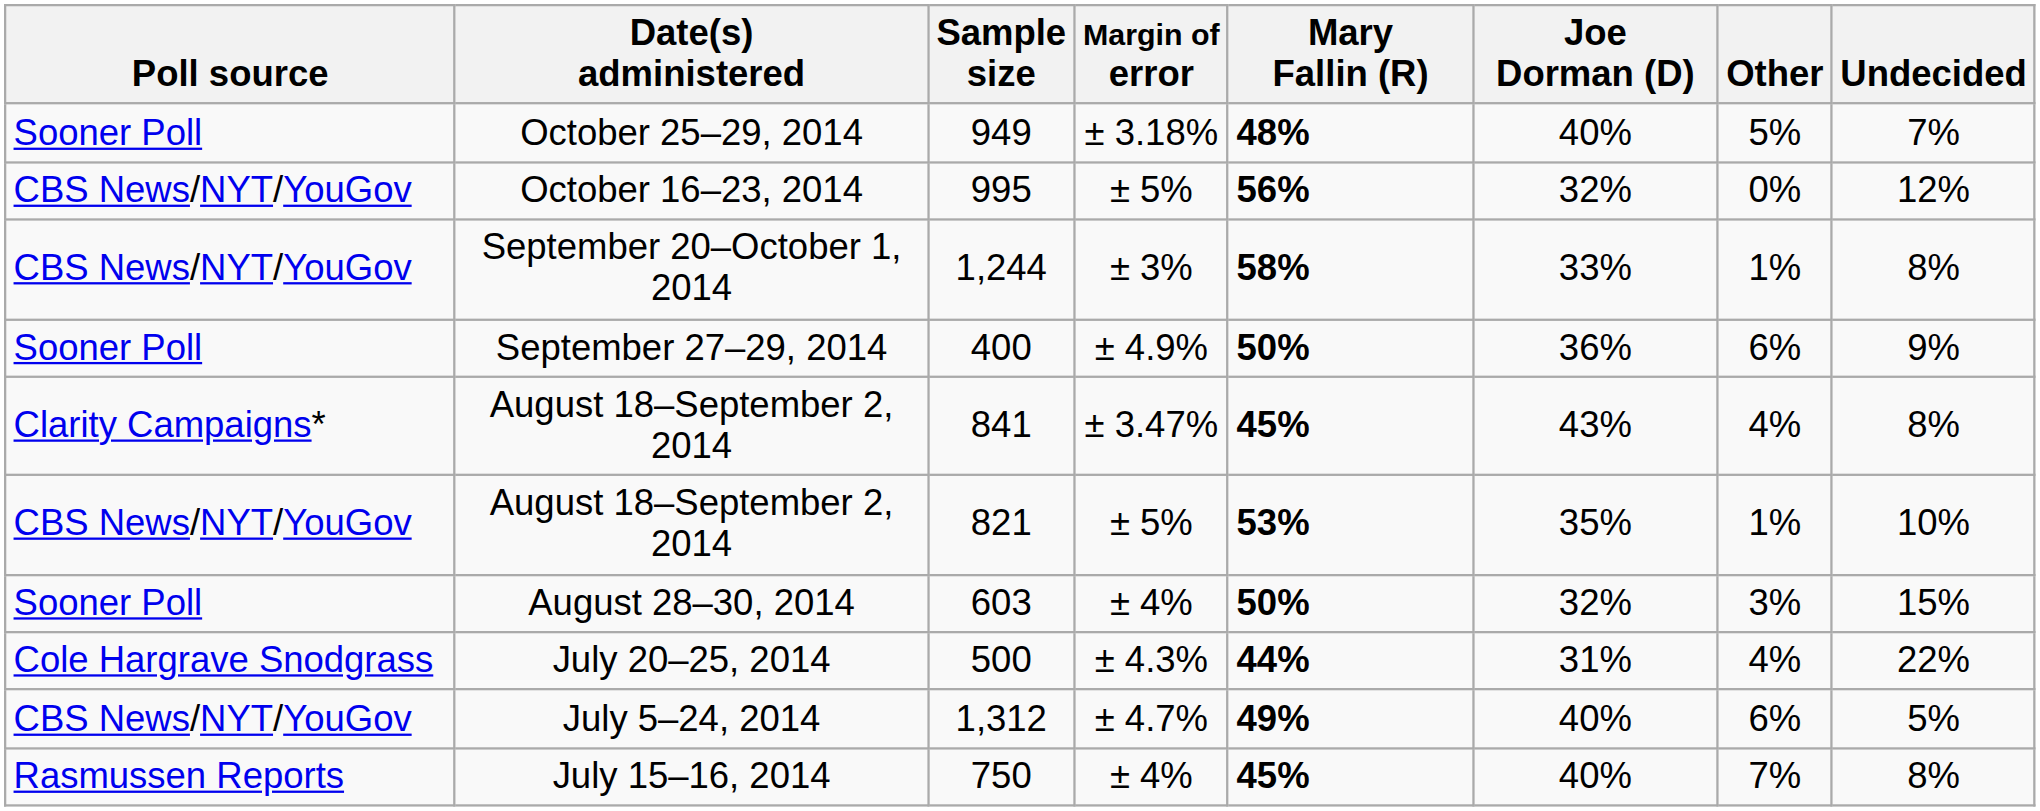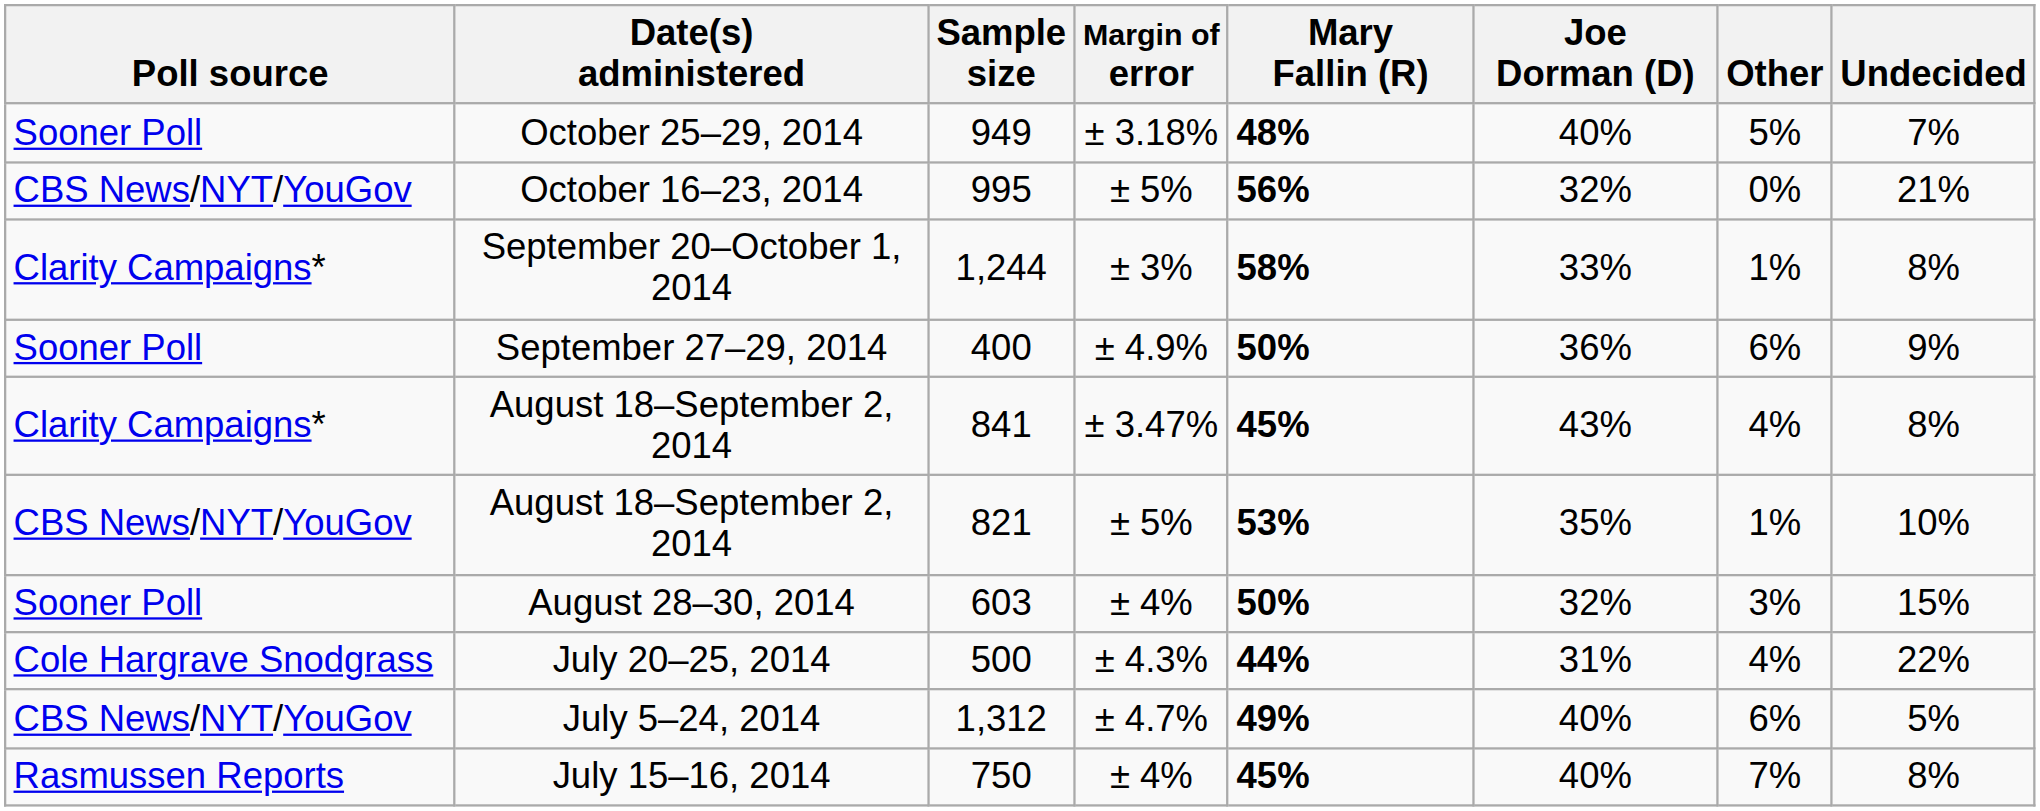(1934, 190) 12% -> (1934, 190) 21%
(213, 268) CBS News/NYT/YouGov -> (170, 268) Clarity Campaigns*
